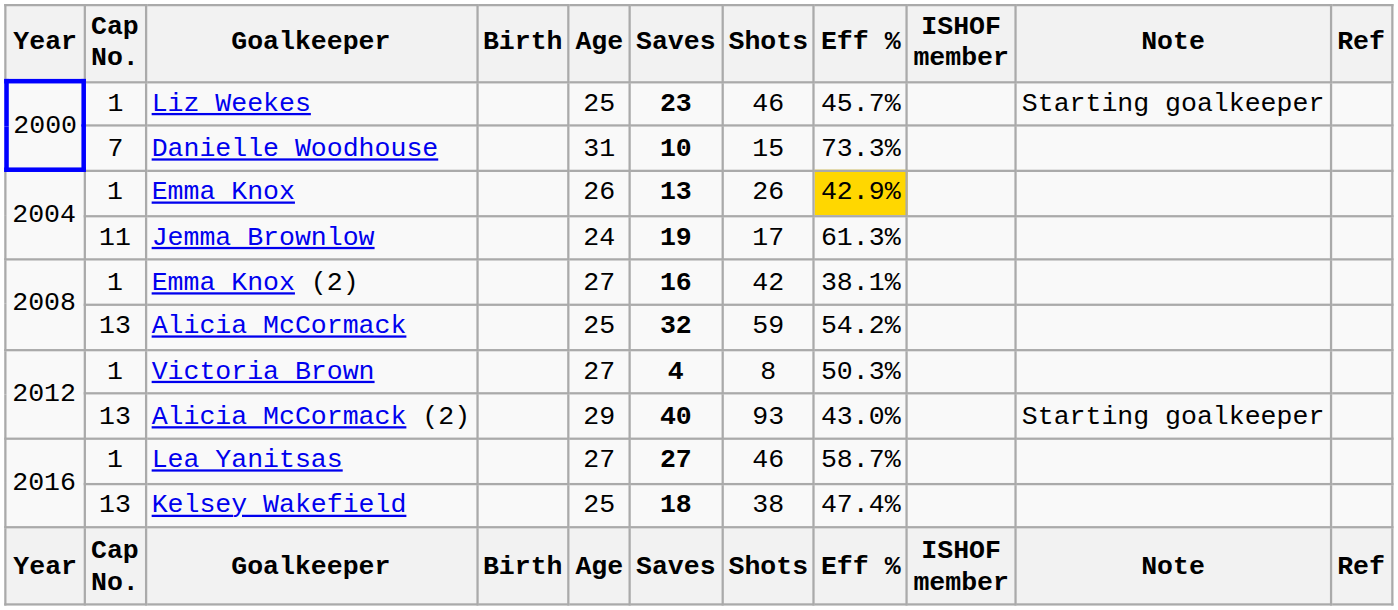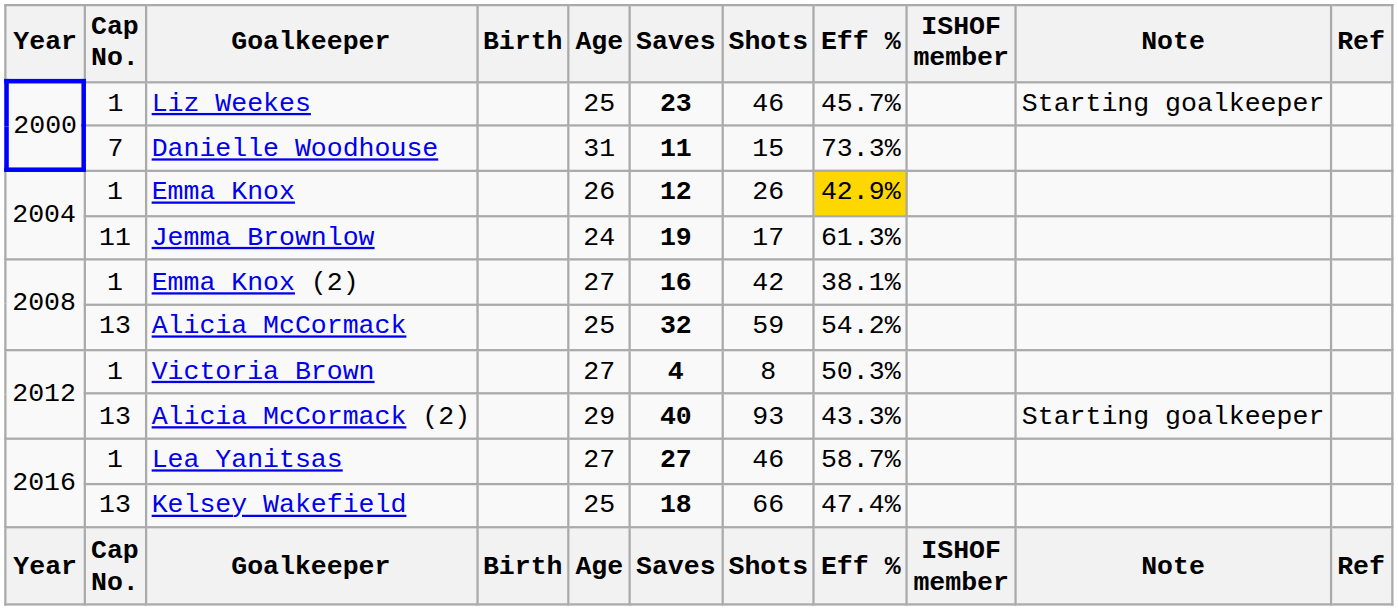(676, 148) 10 -> (676, 148) 11
(676, 193) 13 -> (676, 193) 12
(861, 416) 43.0% -> (861, 416) 43.3%
(768, 505) 38 -> (768, 505) 66
